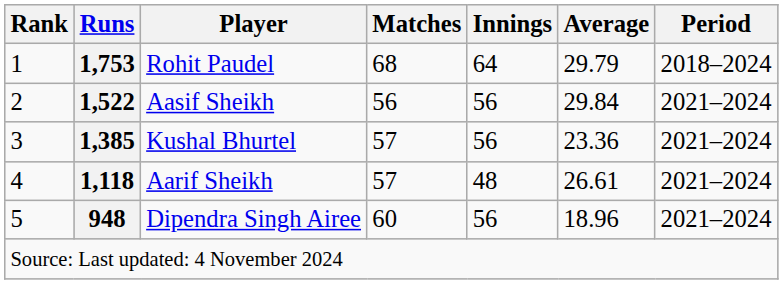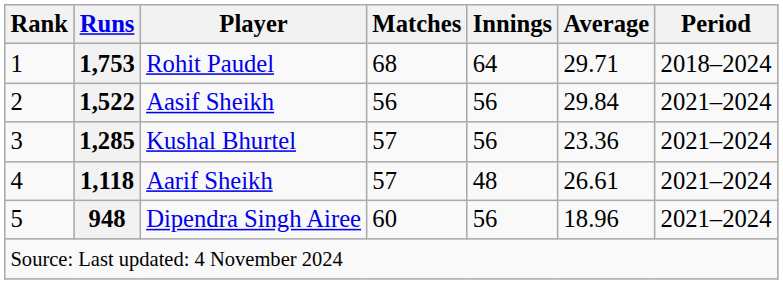(591, 63) 29.79 -> (591, 63) 29.71
(107, 141) 1,385 -> (107, 141) 1,285
